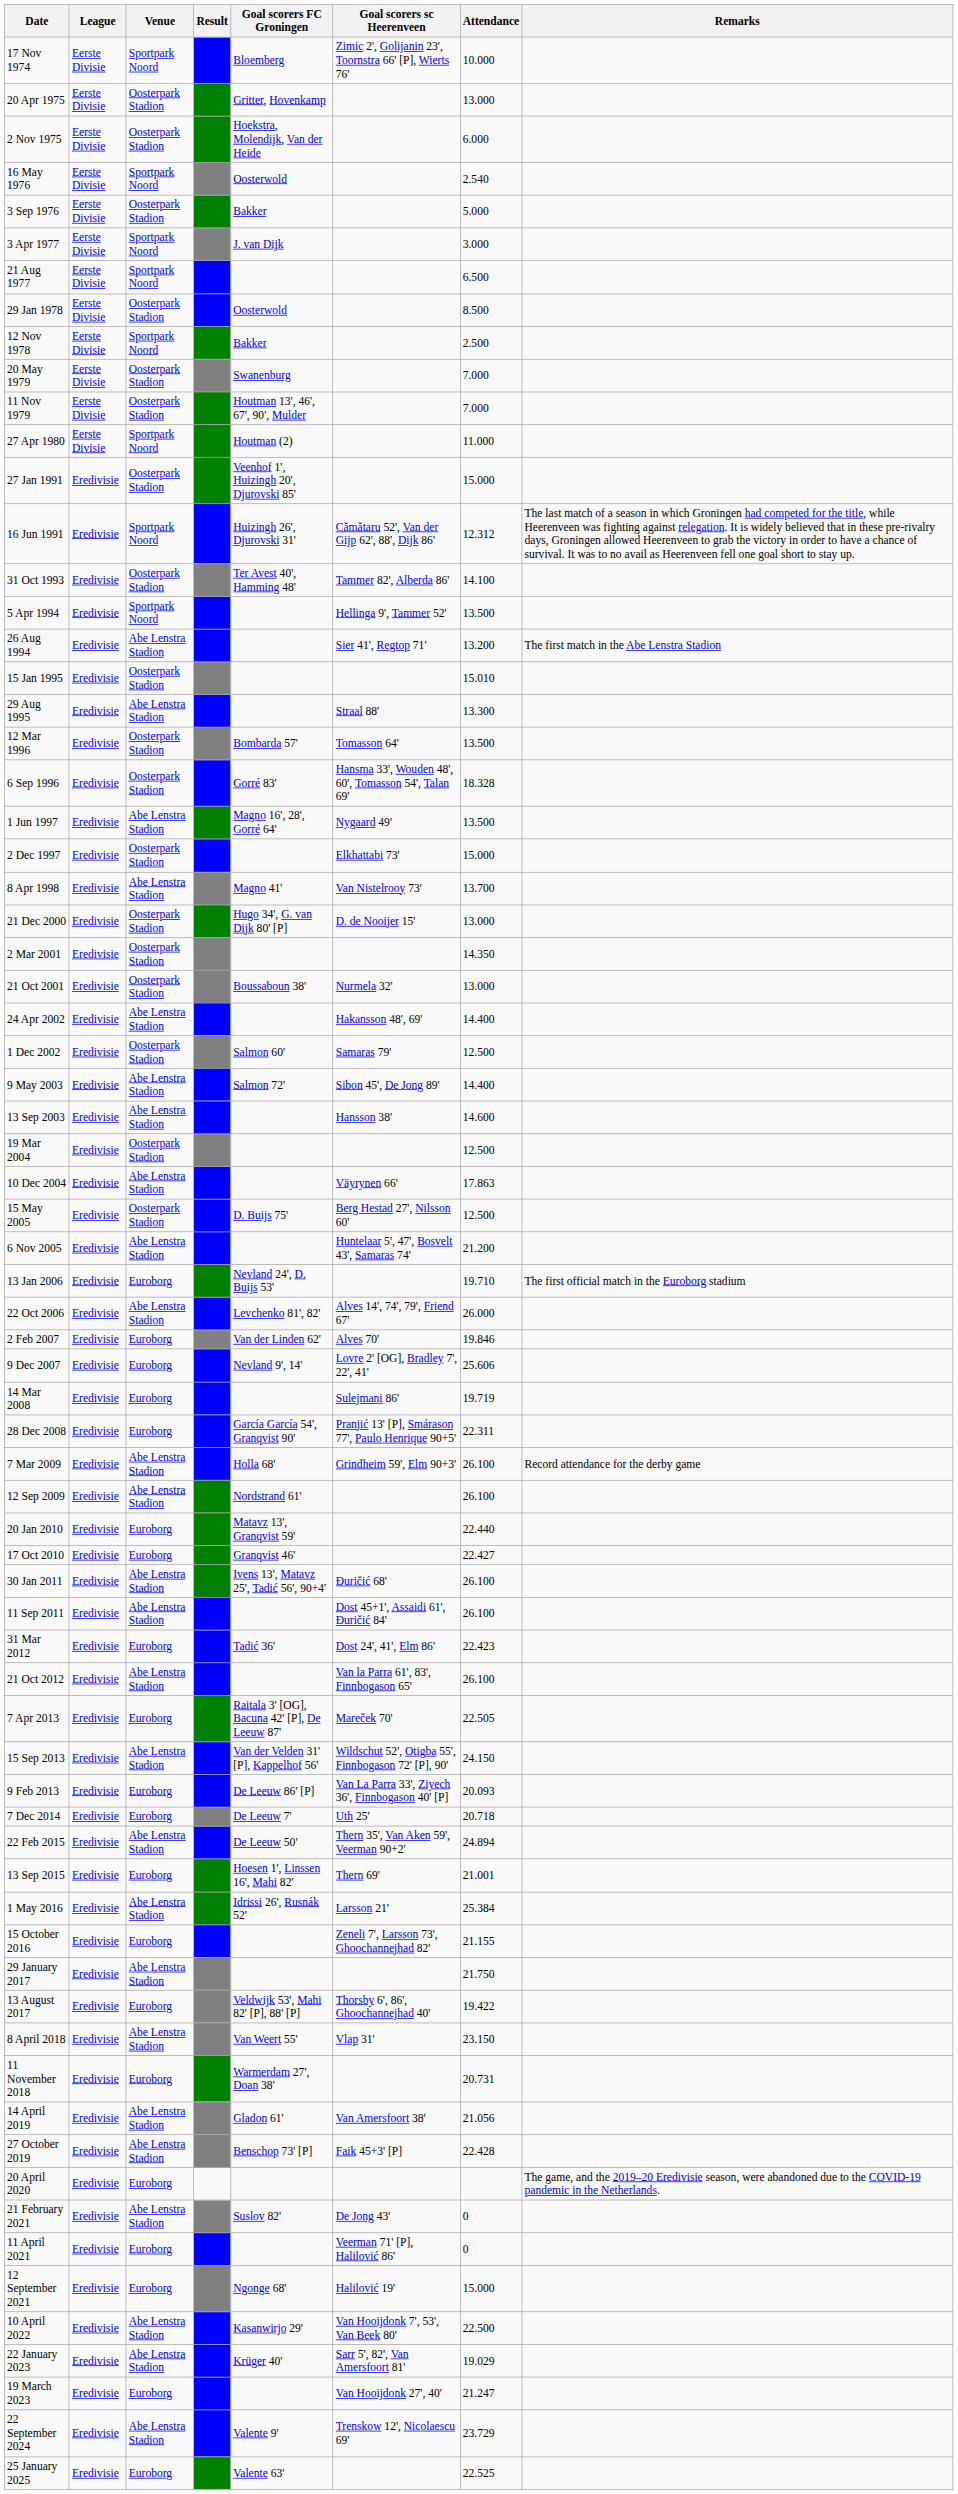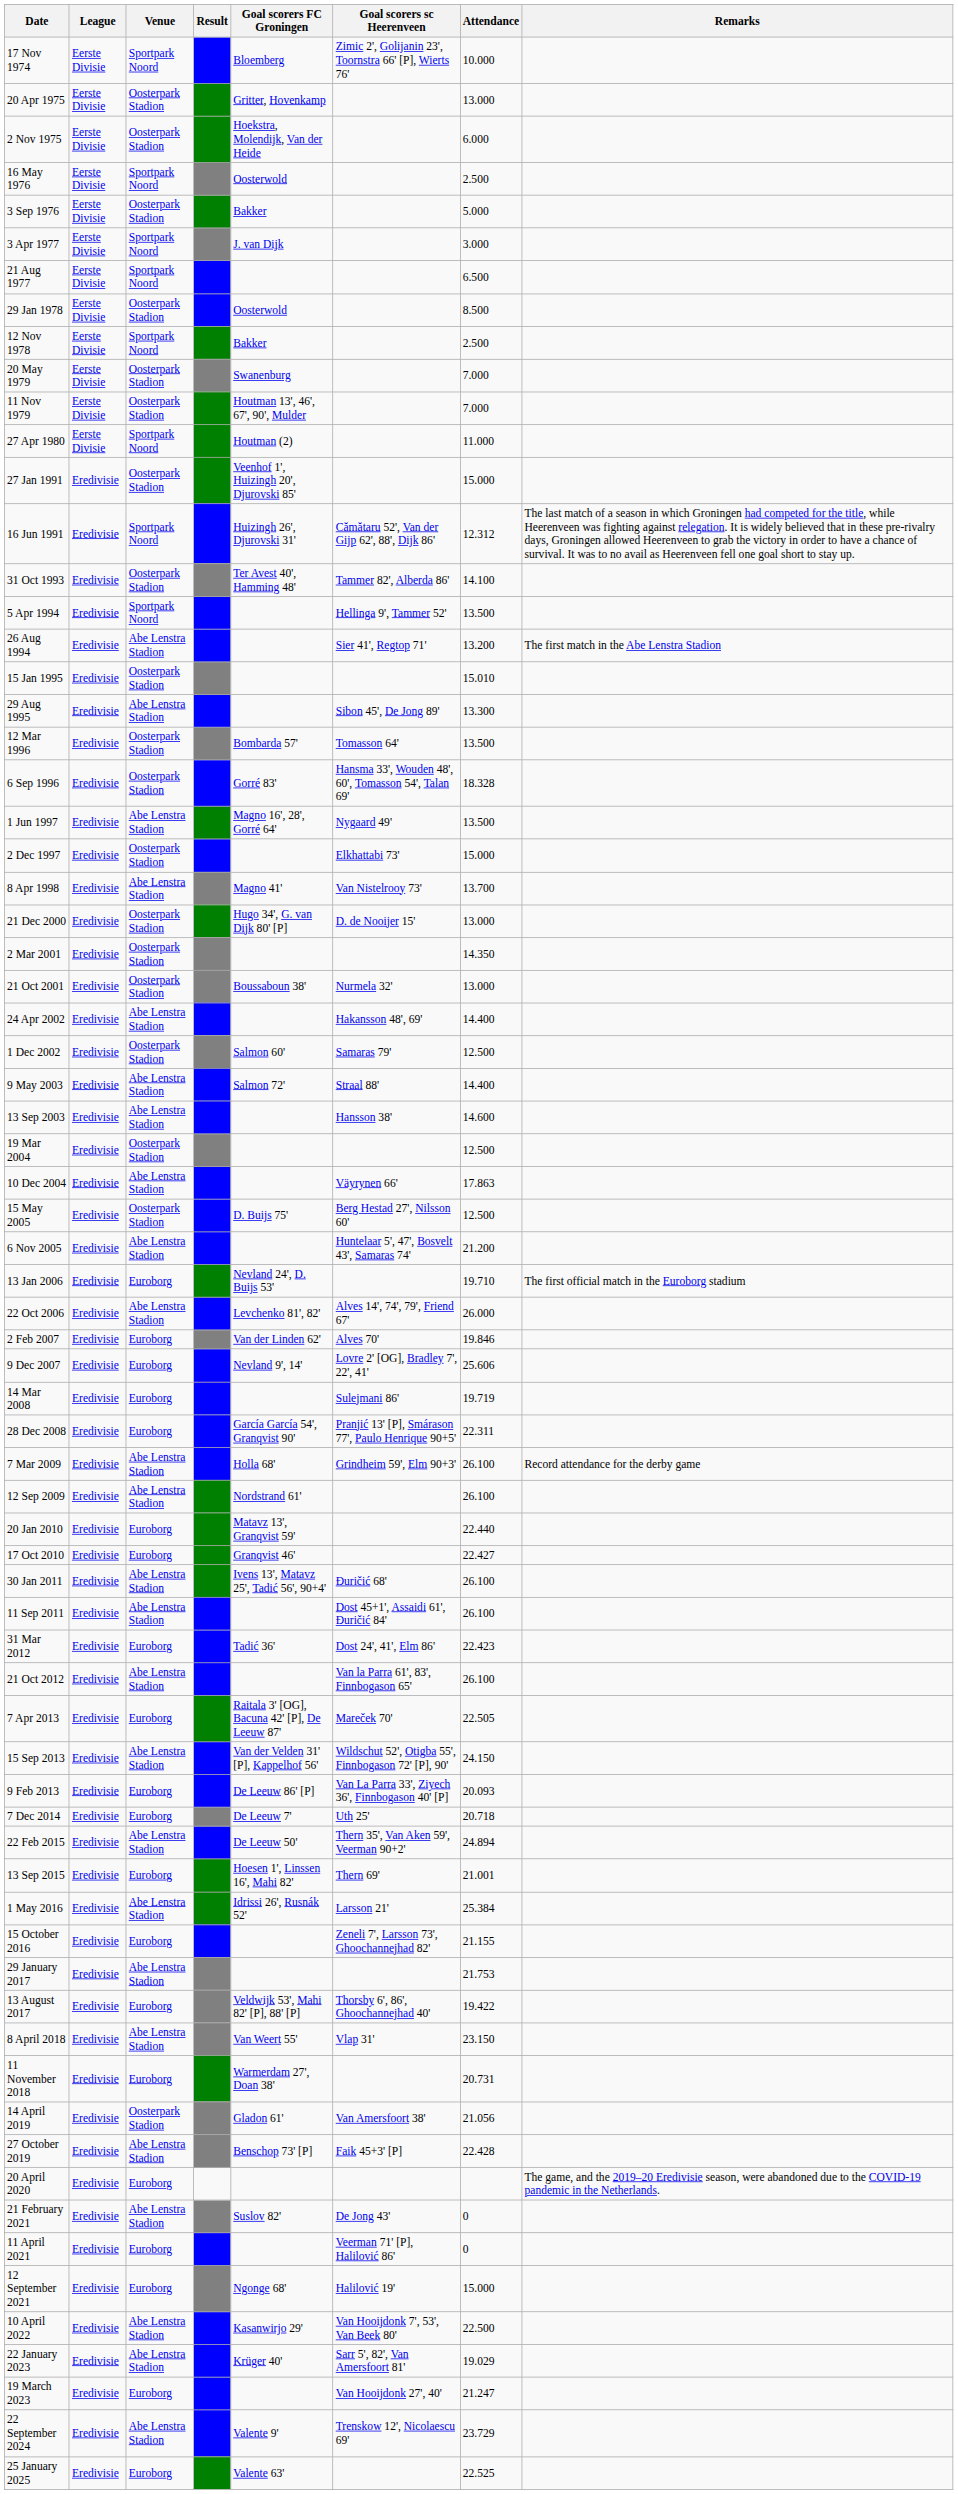(476, 179) 2.540 -> (476, 179) 2.500
(357, 711) Straal 88' -> (388, 711) Sibon 45', De Jong 89'
(388, 1084) Sibon 45', De Jong 89' -> (357, 1084) Straal 88'
(479, 1973) 21.750 -> (479, 1973) 21.753
(157, 2118) Abe Lenstra Stadion -> (154, 2118) Oosterpark Stadion
